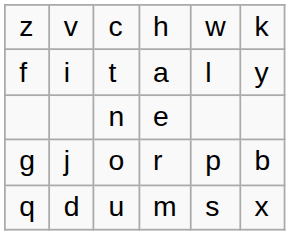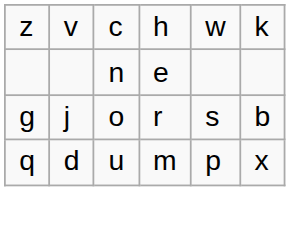- row: (23, 71)
(213, 161) p -> (212, 116) s
(212, 206) s -> (213, 161) p
